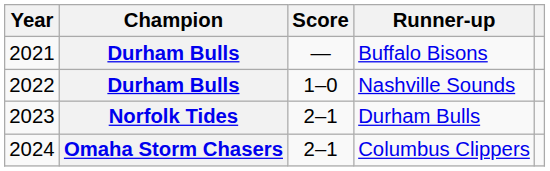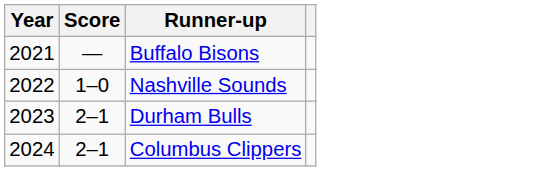- column: (173, 20)
